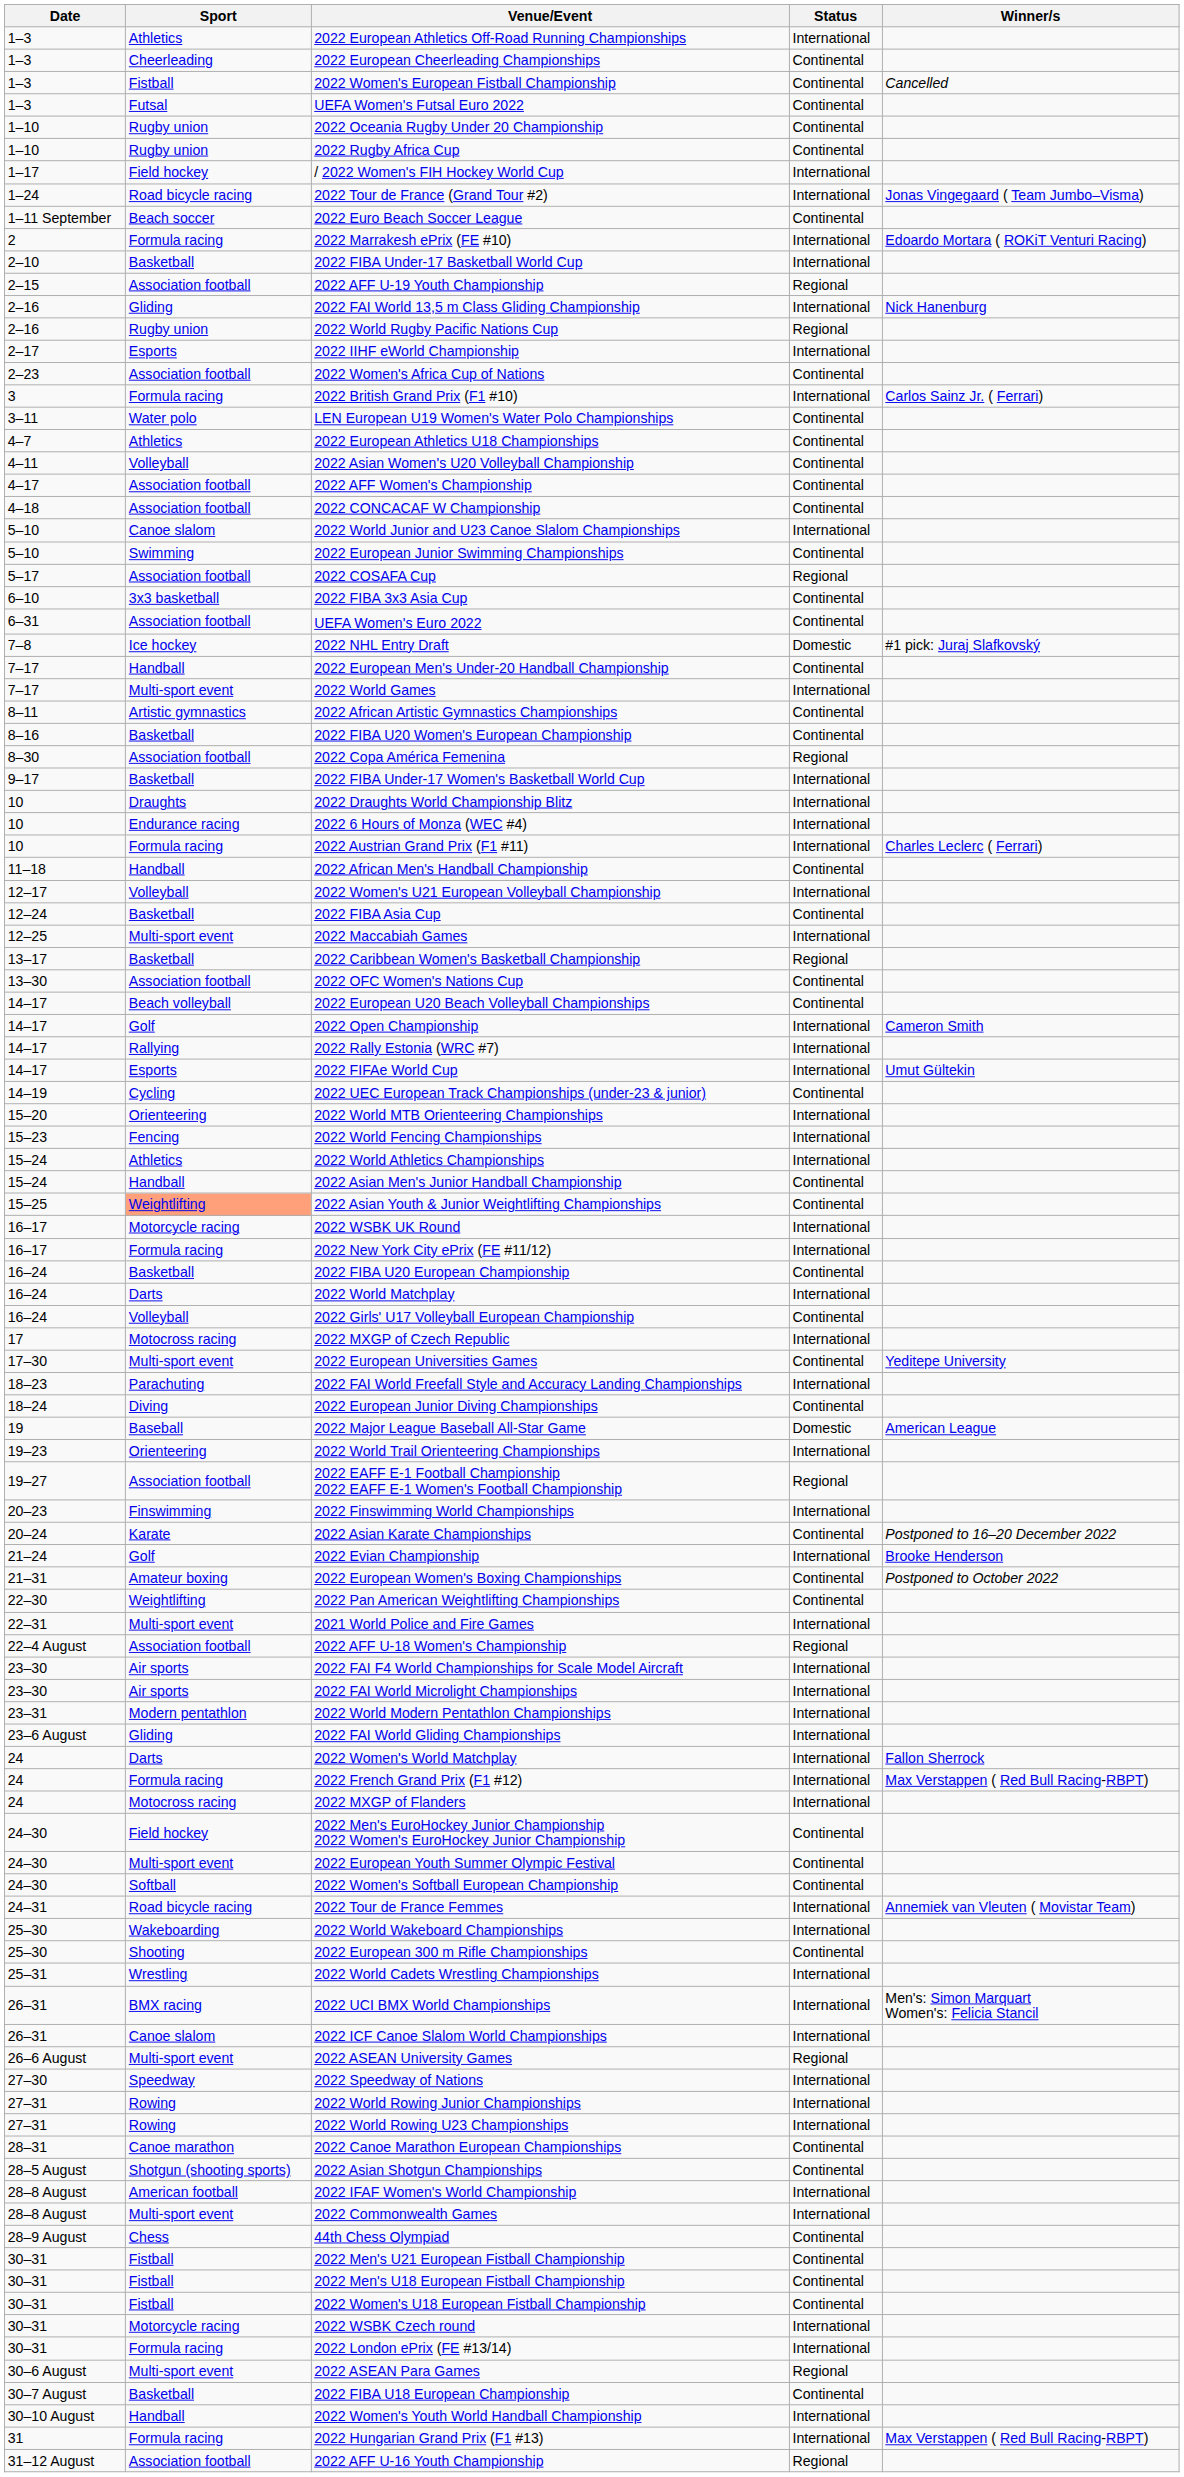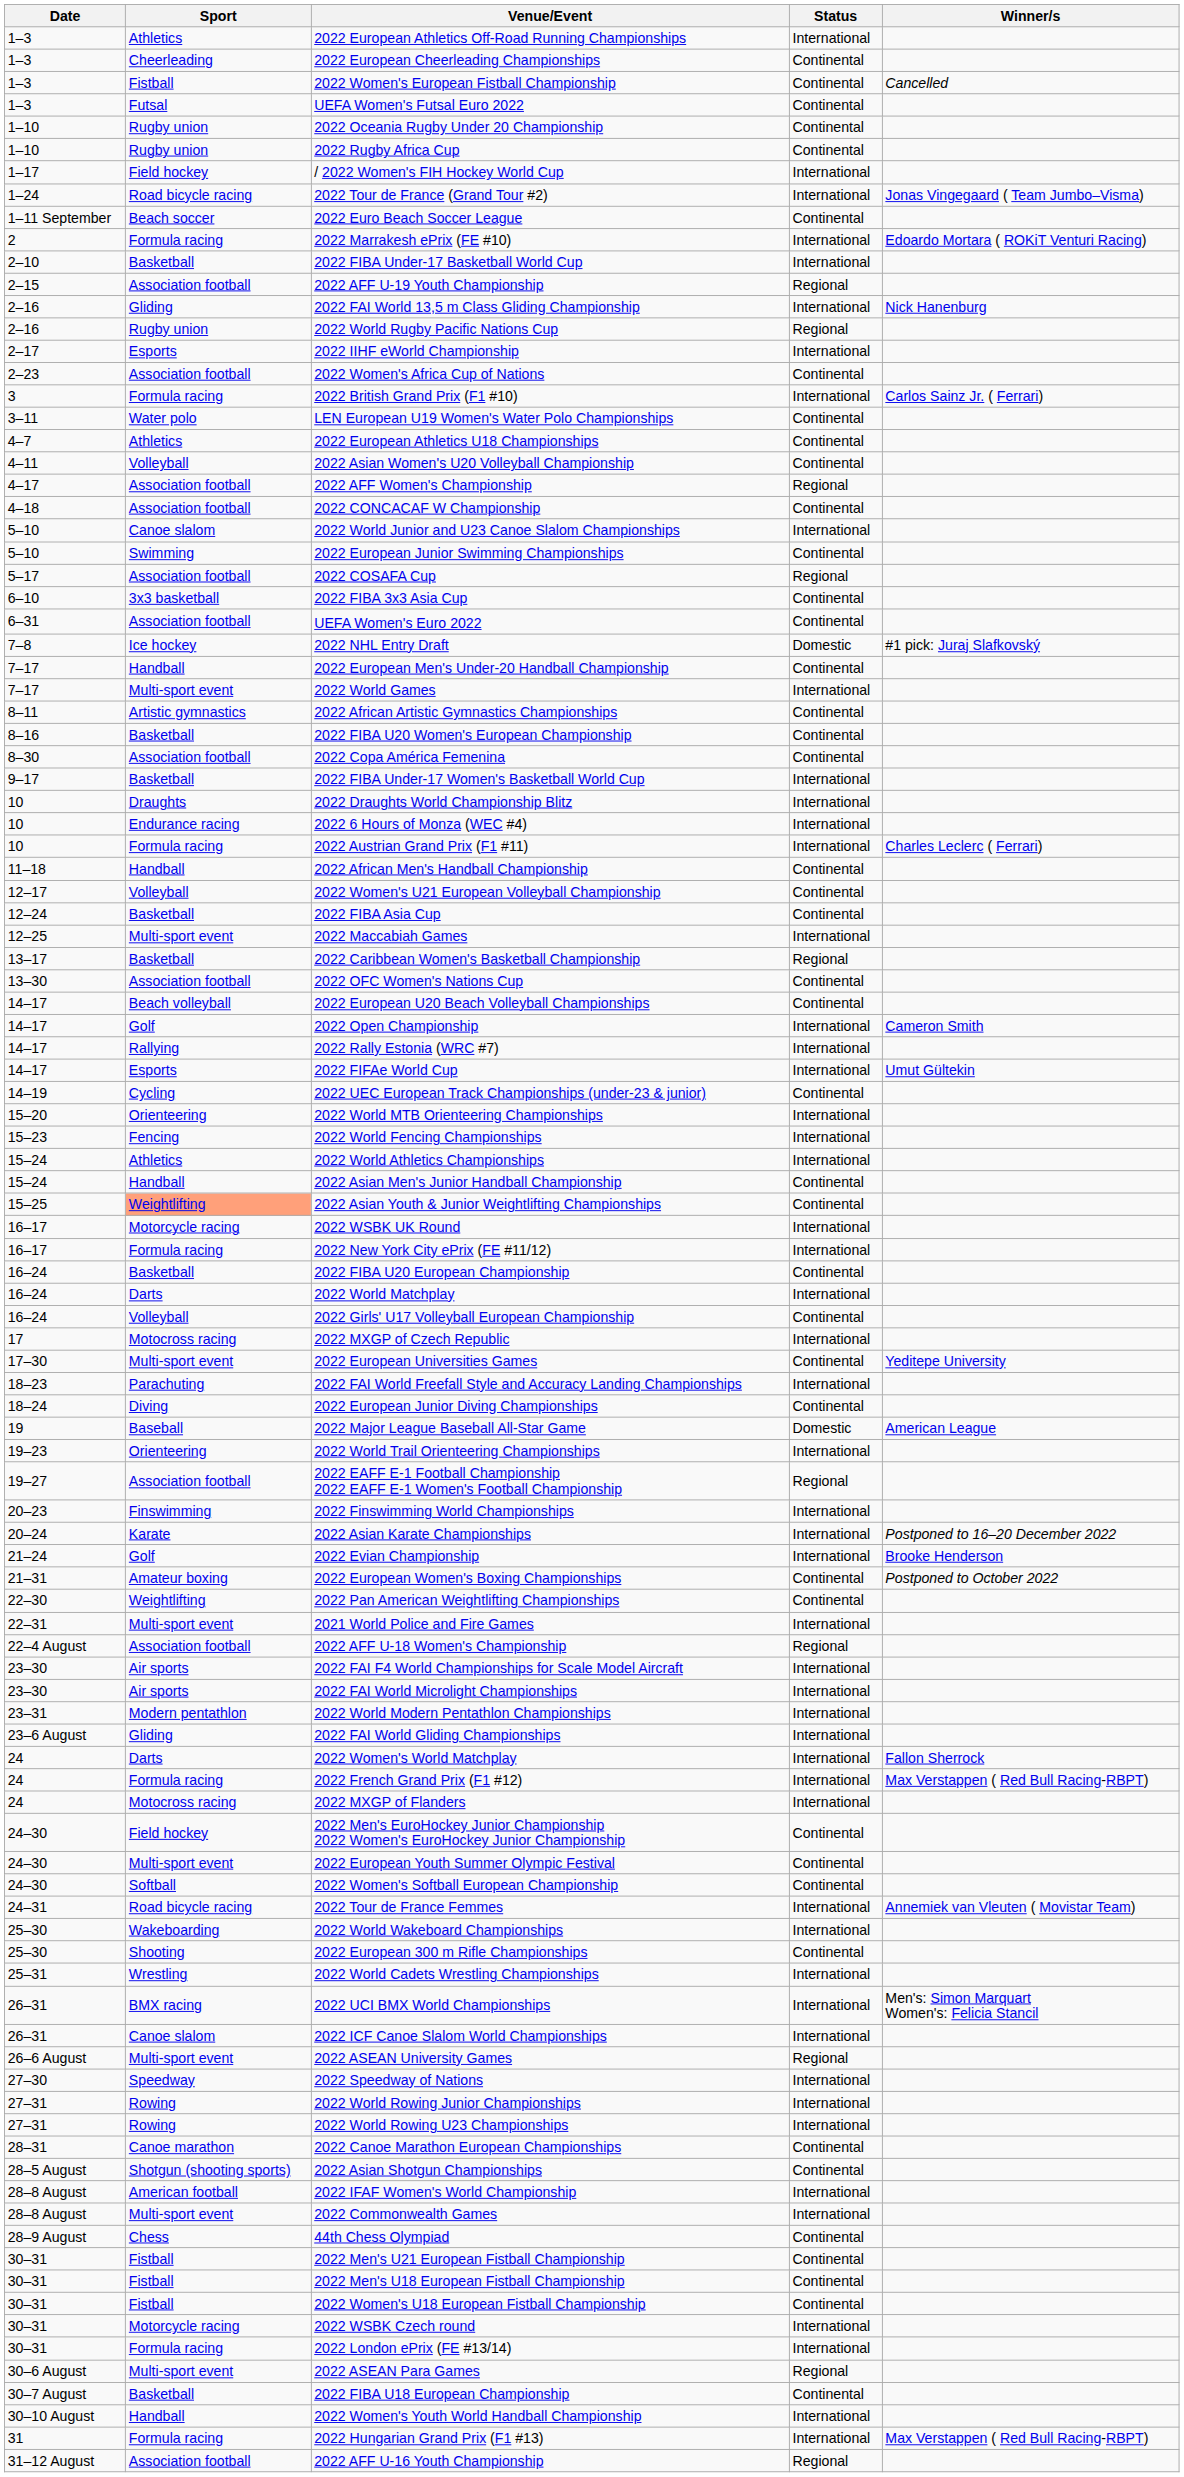(828, 486) Continental -> (820, 486) Regional
(820, 757) Regional -> (828, 757) Continental
(831, 891) International -> (828, 891) Continental
(828, 1534) Continental -> (831, 1534) International
